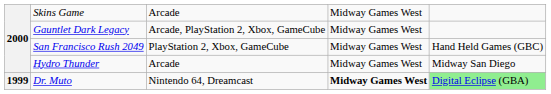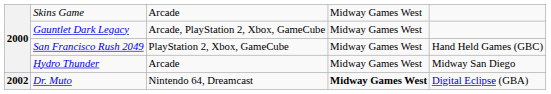(18, 81) 1999 -> (18, 81) 2002
(480, 81) lightgreen background -> (480, 81) no background
